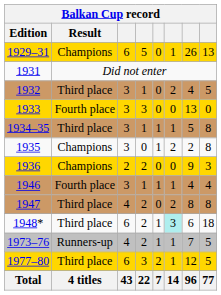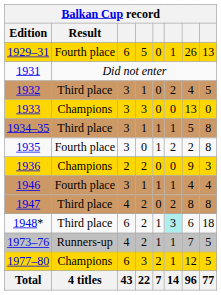(85, 52) Champions -> (85, 52) Fourth place
(85, 109) Fourth place -> (85, 109) Champions
(85, 147) Champions -> (85, 147) Fourth place
(85, 261) Third place -> (85, 261) Champions
